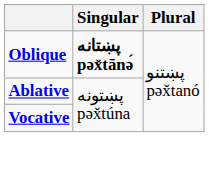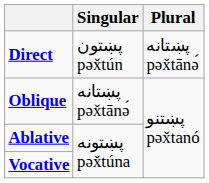+ row: (31, 54)
(105, 54) bold -> (103, 101) normal
